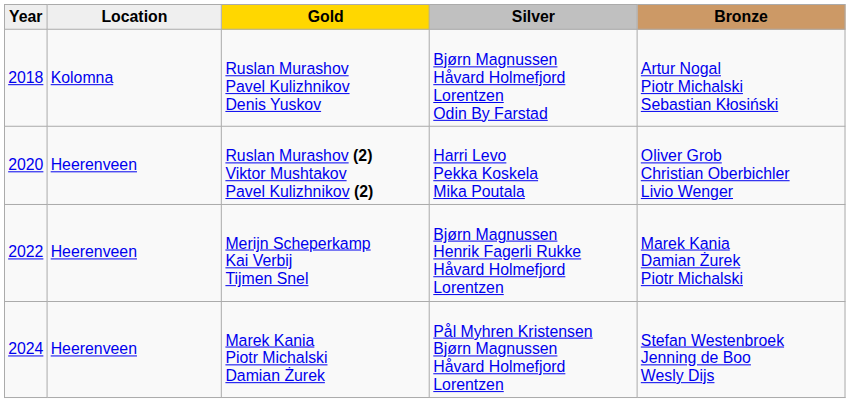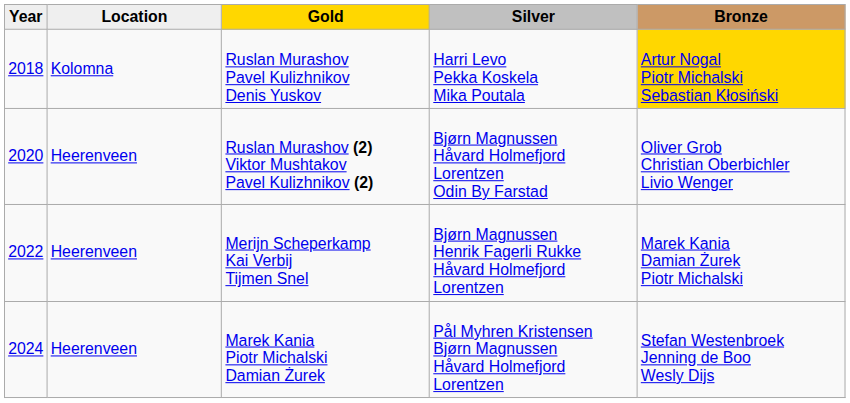(499, 86) Bjørn Magnussen Håvard Holmefjord Lorentzen Odin By Farstad -> (486, 77) Harri Levo Pekka Koskela Mika Poutala
(710, 86) no background -> (710, 77) gold background
(486, 174) Harri Levo Pekka Koskela Mika Poutala -> (499, 165) Bjørn Magnussen Håvard Holmefjord Lorentzen Odin By Farstad
